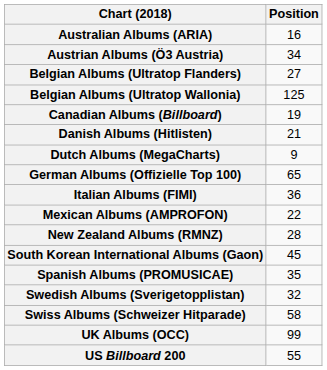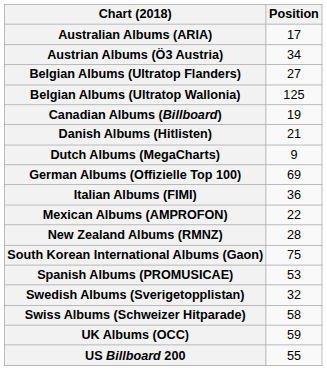(294, 34) 16 -> (294, 34) 17
(294, 174) 65 -> (294, 174) 69
(294, 255) 45 -> (294, 255) 75
(294, 275) 35 -> (294, 275) 53
(294, 335) 99 -> (294, 335) 59
